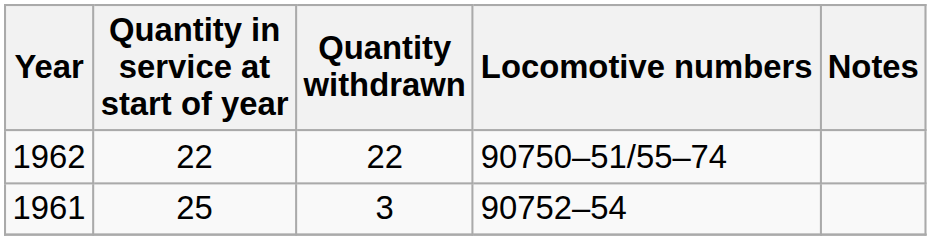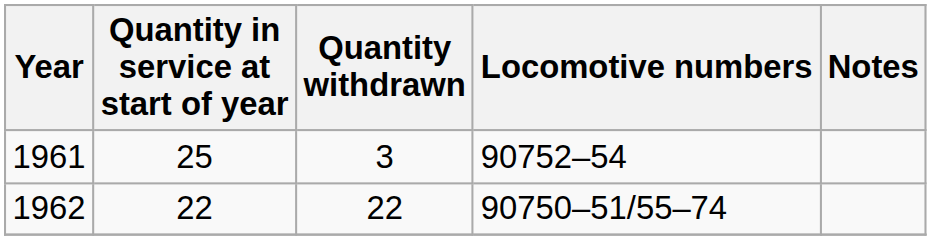rows swapped: (49, 208) <-> (49, 156)
